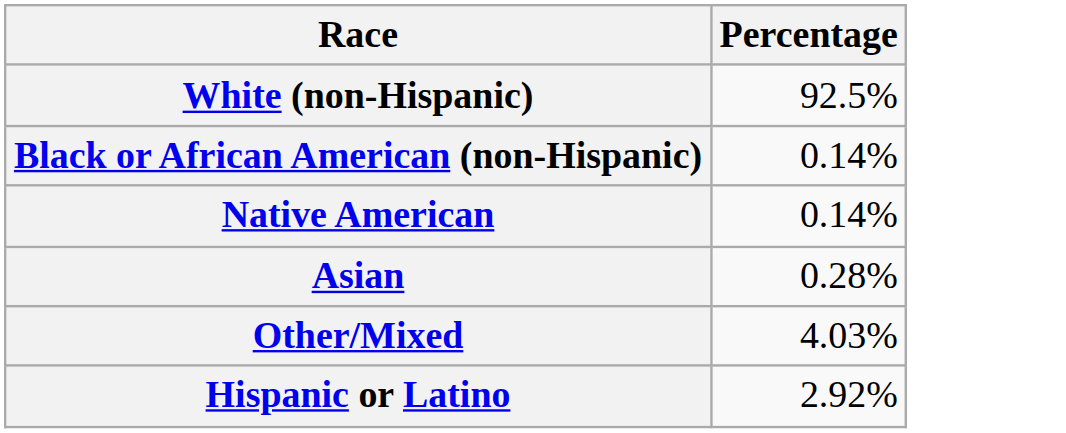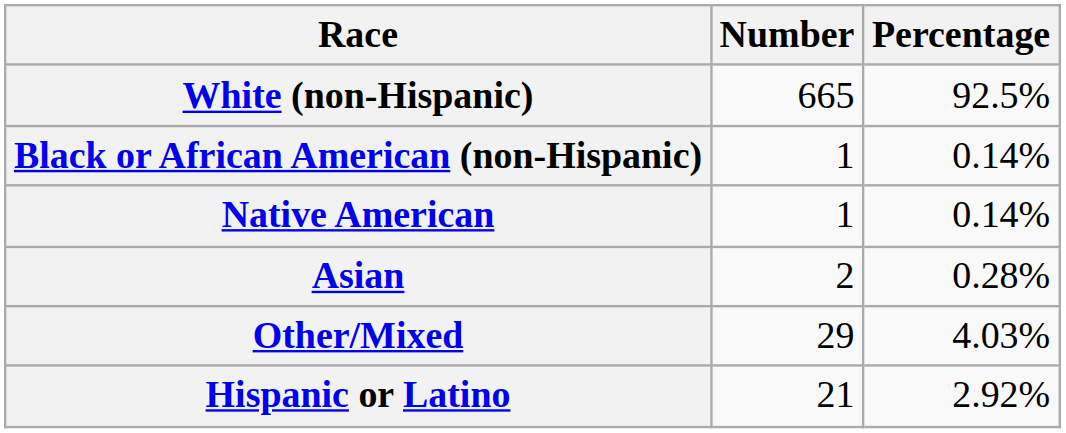+ column: (787, 34)
